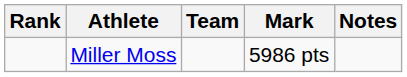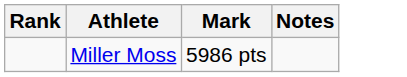- column: (213, 21)
